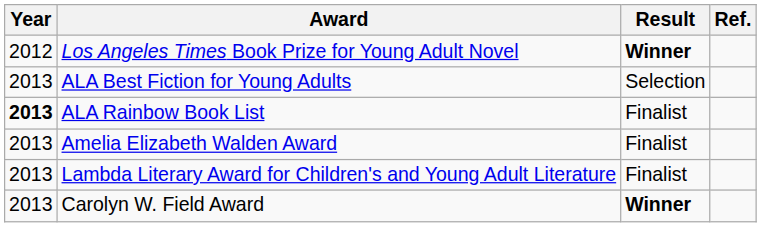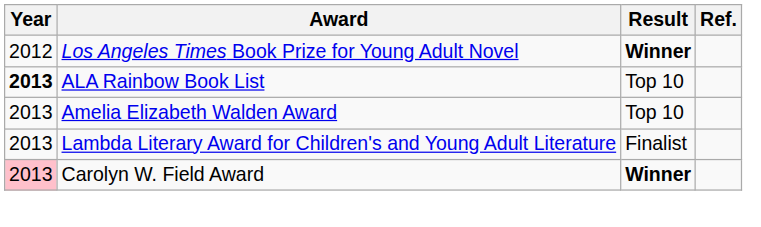- row: (206, 81)
(656, 112) Finalist -> (654, 81) Top 10
(656, 143) Finalist -> (654, 112) Top 10
(31, 205) no background -> (31, 174) pink background
